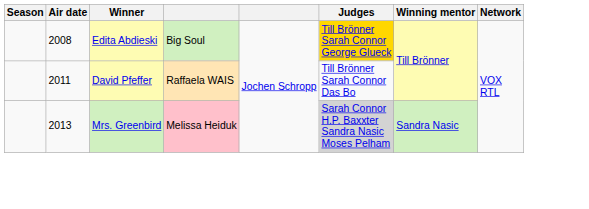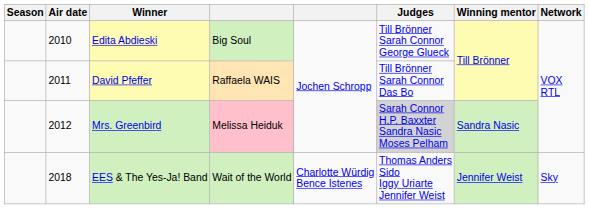(60, 40) 2008 -> (60, 40) 2010
(356, 40) gold background -> (414, 40) no background
(60, 126) 2013 -> (60, 126) 2012
+ row: (150, 178)
